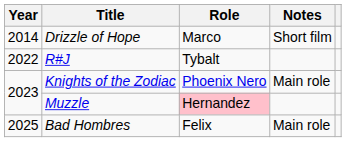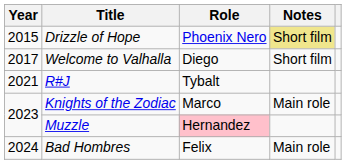(23, 37) 2014 -> (23, 37) 2015
(202, 37) Marco -> (224, 37) Phoenix Nero
(302, 37) no background -> (302, 37) khaki background
+ row: (108, 59)
(23, 59) 2022 -> (23, 81) 2021
(224, 81) Phoenix Nero -> (202, 103) Marco
(23, 125) 2025 -> (23, 147) 2024
